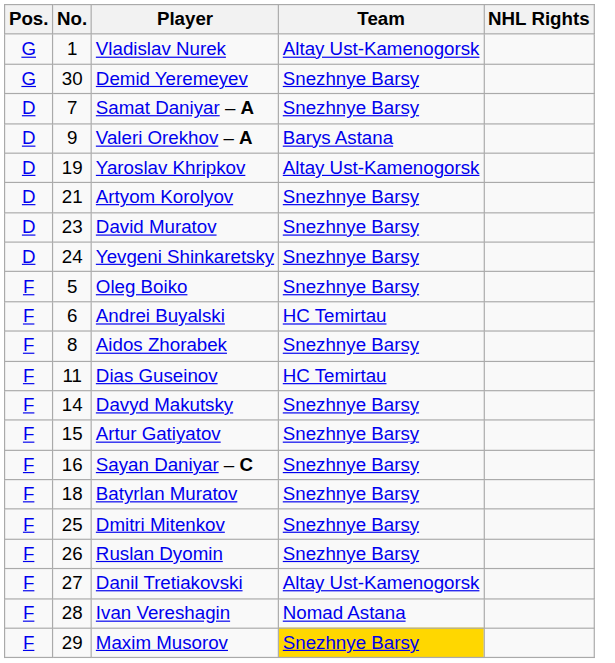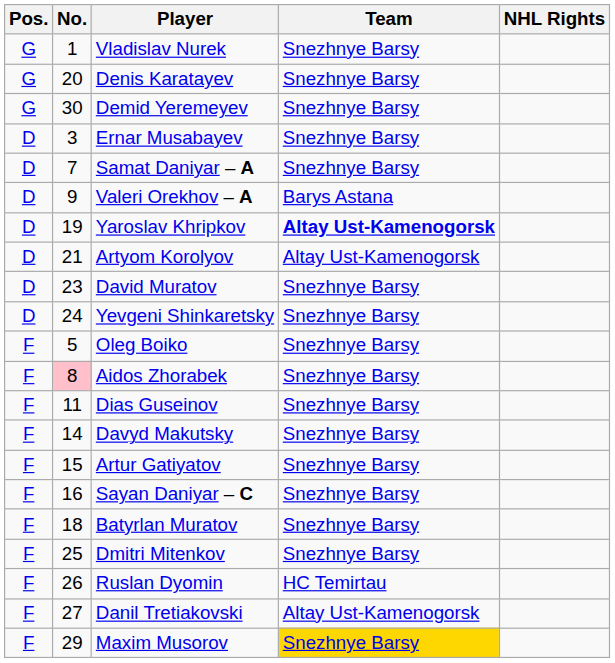(381, 49) Altay Ust-Kamenogorsk -> (351, 49) Snezhnye Barsy
+ row: (165, 78)
+ row: (169, 138)
(381, 167) normal -> (389, 227) bold
(351, 197) Snezhnye Barsy -> (381, 256) Altay Ust-Kamenogorsk
- row: (160, 316)
(72, 345) no background -> (72, 375) pink background
(335, 375) HC Temirtau -> (351, 405) Snezhnye Barsy
(351, 553) Snezhnye Barsy -> (335, 583) HC Temirtau
- row: (163, 613)
